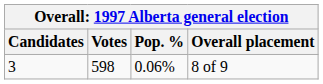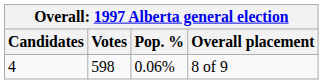(12, 66) 3 -> (12, 66) 4
